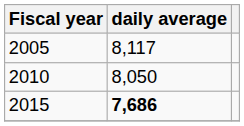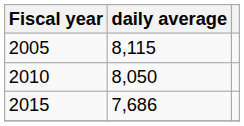(134, 47) 8,117 -> (134, 47) 8,115
(134, 105) bold -> (134, 105) normal
